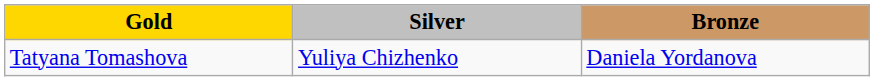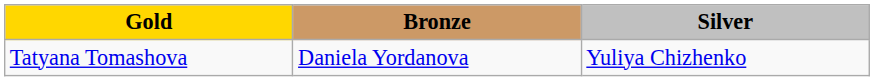columns swapped: (437, 22) <-> (725, 22)
